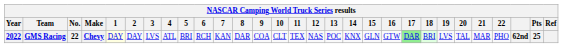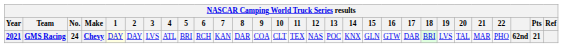(14, 36) 2022 -> (14, 36) 2021
(75, 36) 22 -> (75, 36) 24
(412, 36) lightgreen background -> (412, 36) no background
(537, 36) 25 -> (537, 36) 21
